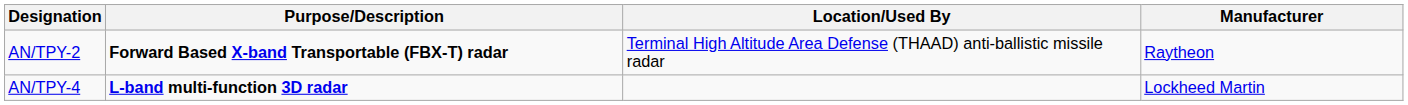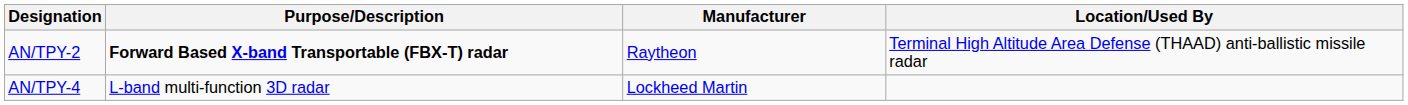columns swapped: (882, 17) <-> (1272, 17)
(228, 87) bold -> (219, 87) normal
